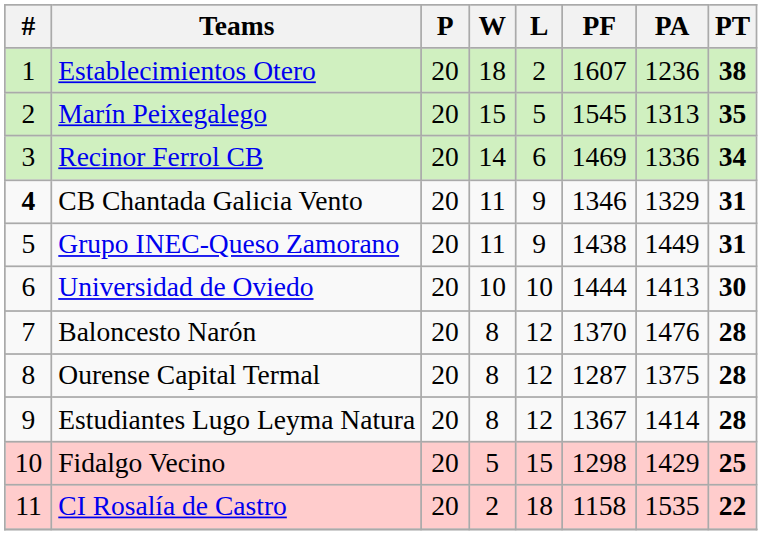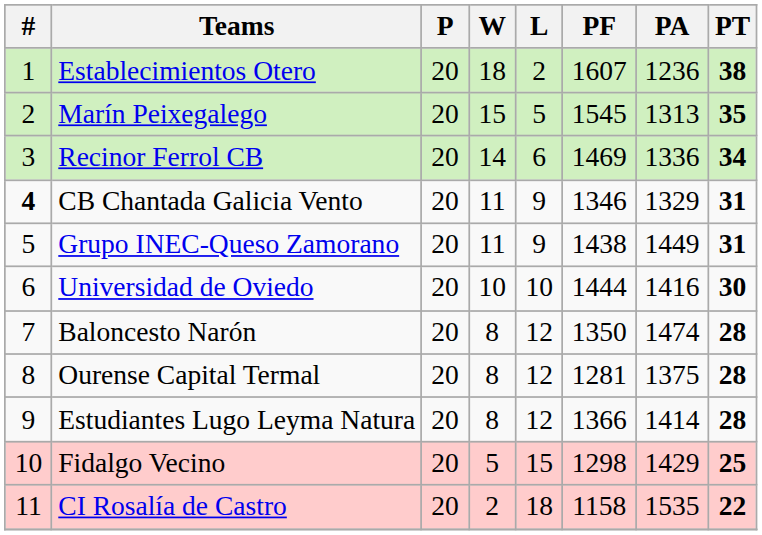(672, 288) 1413 -> (672, 288) 1416
(599, 331) 1370 -> (599, 331) 1350
(672, 331) 1476 -> (672, 331) 1474
(599, 375) 1287 -> (599, 375) 1281
(599, 419) 1367 -> (599, 419) 1366
